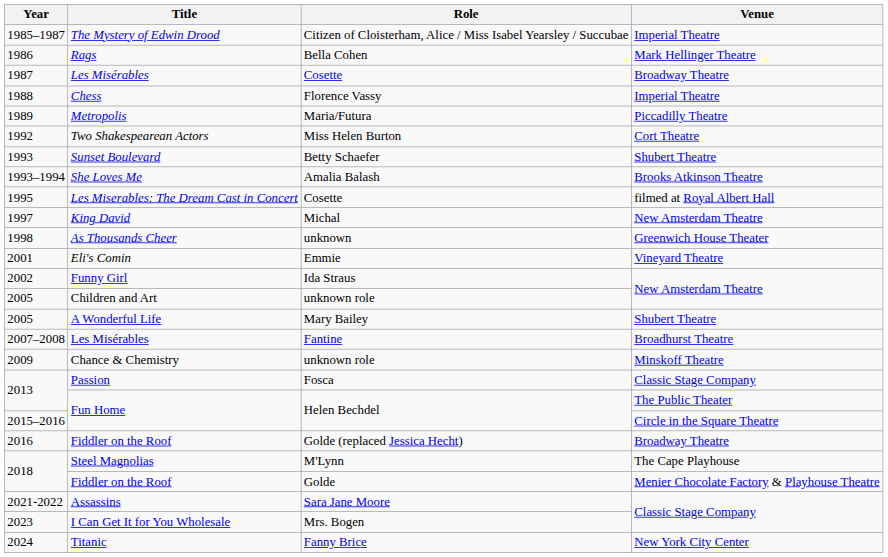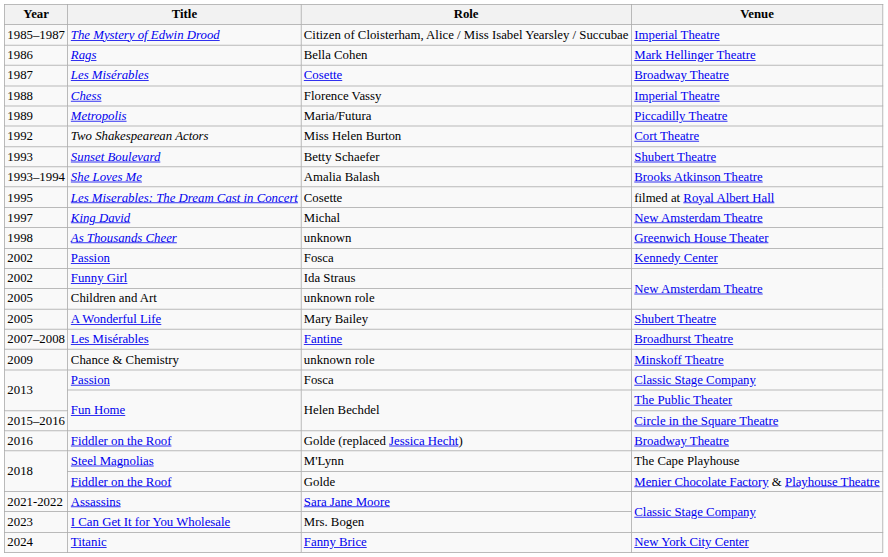- row: (20, 258)
+ row: (20, 258)
